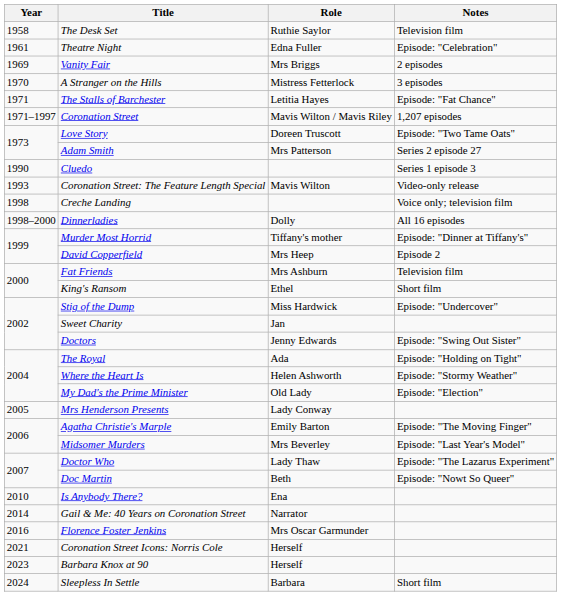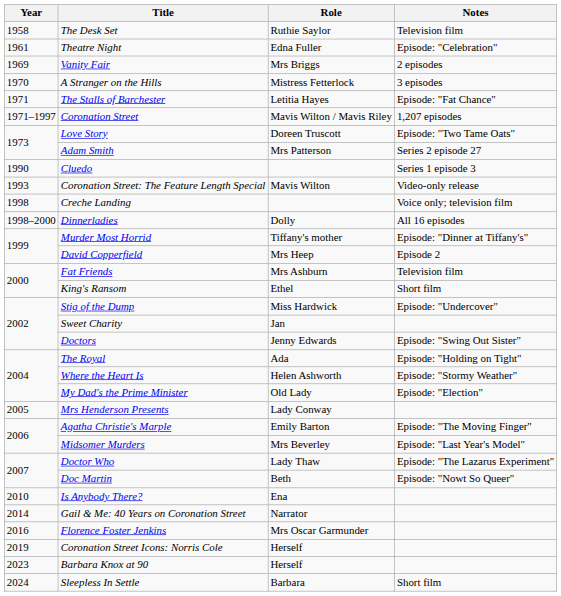(18, 548) 2021 -> (18, 548) 2019
